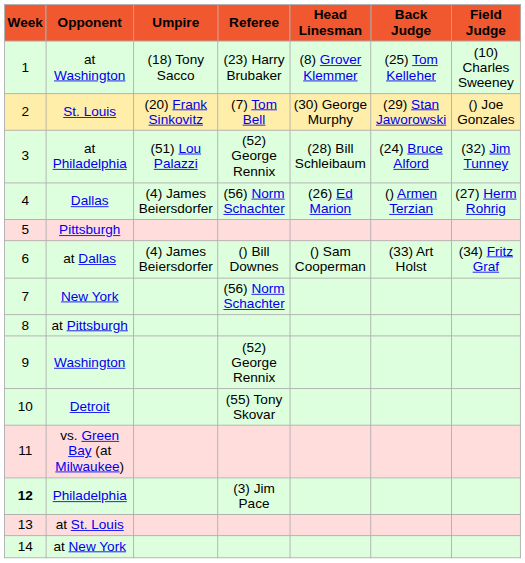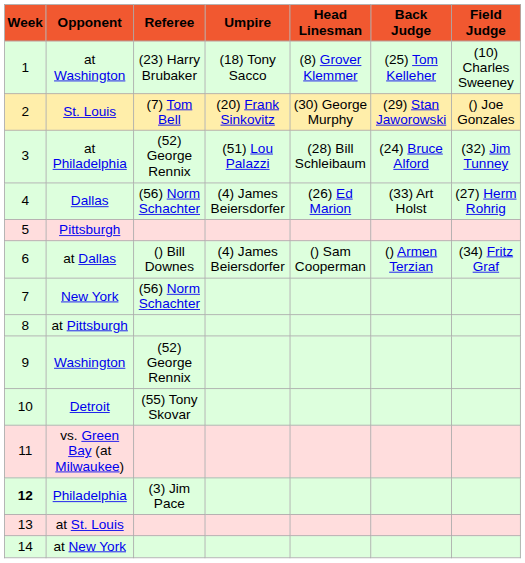columns swapped: (254, 22) <-> (176, 22)
(411, 201) () Armen Terzian -> (411, 201) (33) Art Holst
(411, 259) (33) Art Holst -> (411, 259) () Armen Terzian
